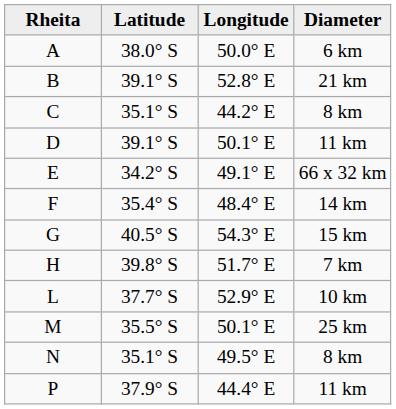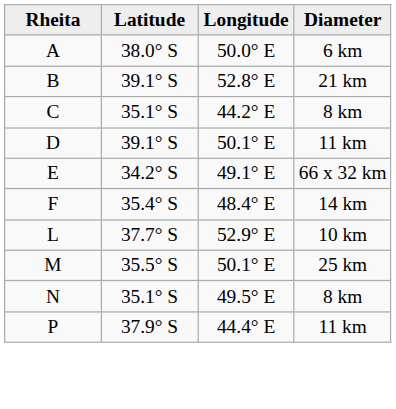- row: (53, 234)
- row: (53, 265)
